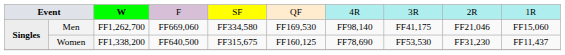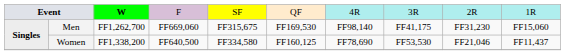(237, 27) FF334,580 -> (237, 27) FF315,675
(472, 27) FF21,046 -> (472, 27) FF31,230
(237, 42) FF315,675 -> (237, 42) FF334,580
(472, 42) FF31,230 -> (472, 42) FF21,046
